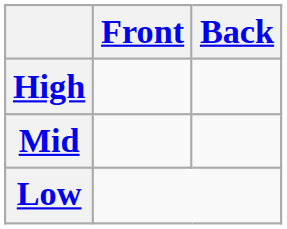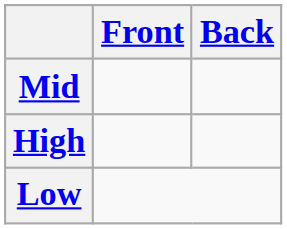rows swapped: (49, 85) <-> (49, 140)
